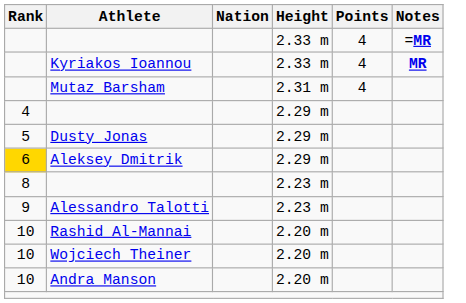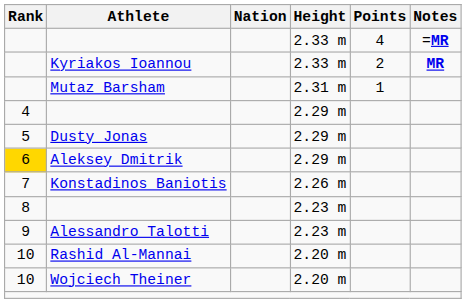(362, 64) 4 -> (380, 64) 2
(362, 88) 4 -> (380, 88) 1
+ row: (138, 184)
- row: (103, 280)
